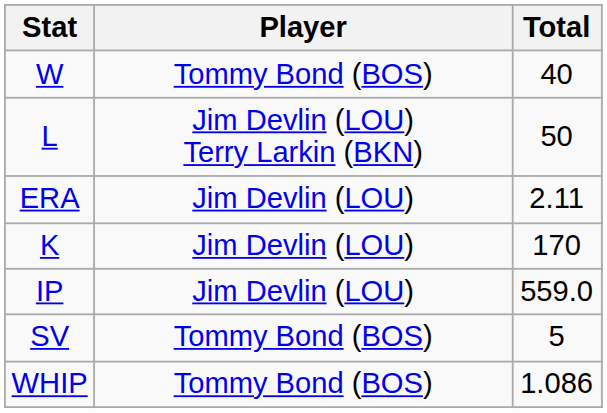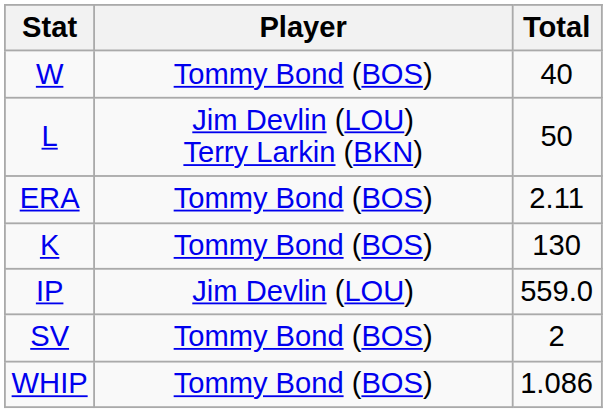(303, 198) Jim Devlin (LOU) -> (303, 198) Tommy Bond (BOS)
(303, 245) Jim Devlin (LOU) -> (303, 245) Tommy Bond (BOS)
(557, 245) 170 -> (557, 245) 130
(557, 337) 5 -> (557, 337) 2
